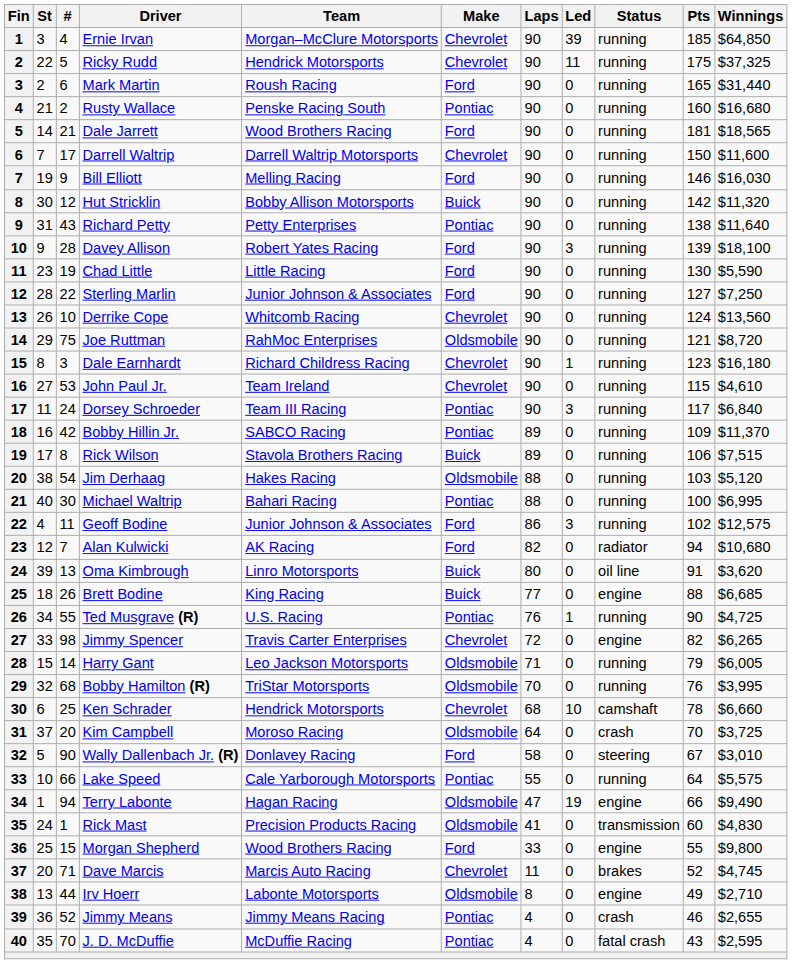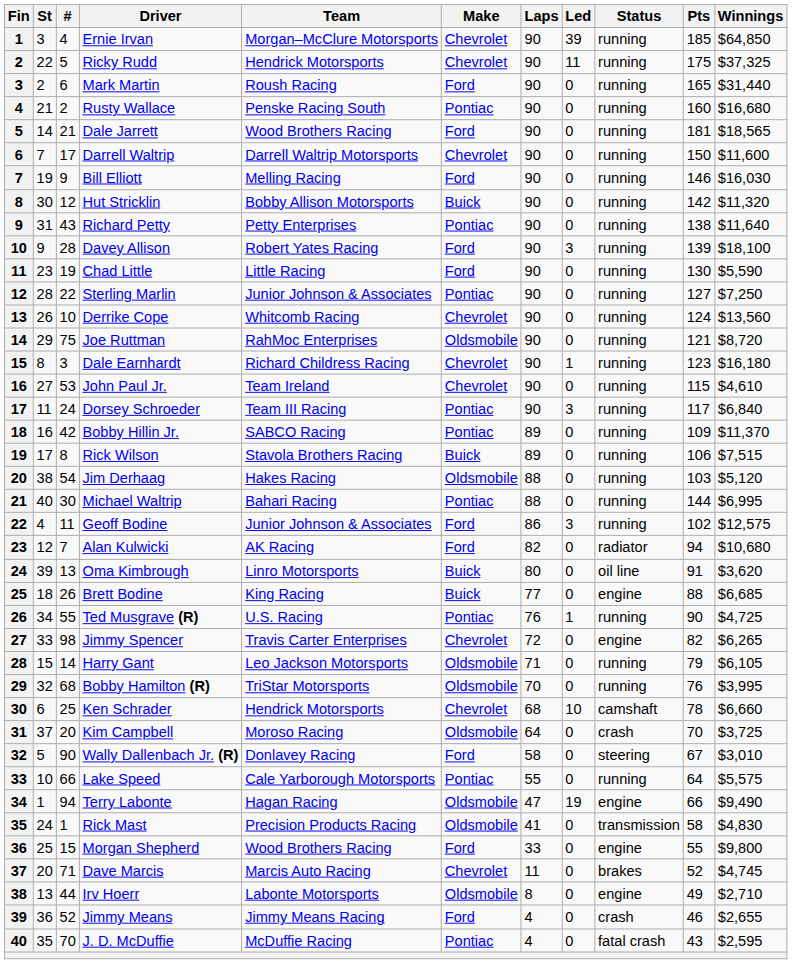(460, 293) Ford -> (469, 293) Pontiac
(699, 501) 100 -> (699, 501) 144
(740, 663) $6,005 -> (740, 663) $6,105
(695, 825) 60 -> (695, 825) 58
(469, 917) Pontiac -> (460, 917) Ford
